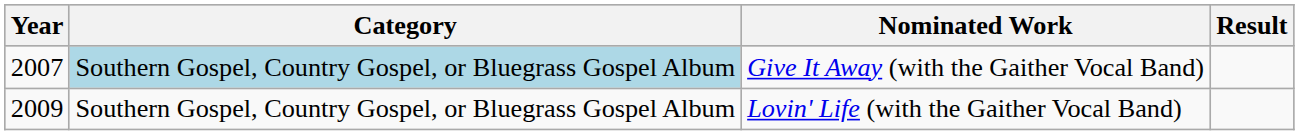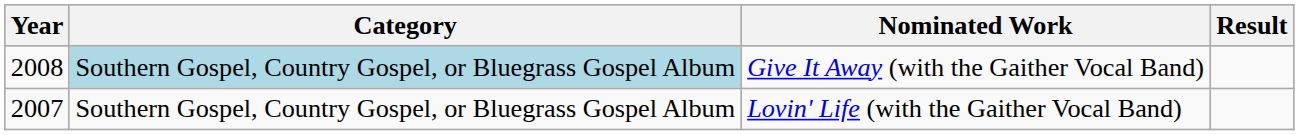(37, 66) 2007 -> (37, 66) 2008
(37, 108) 2009 -> (37, 108) 2007
